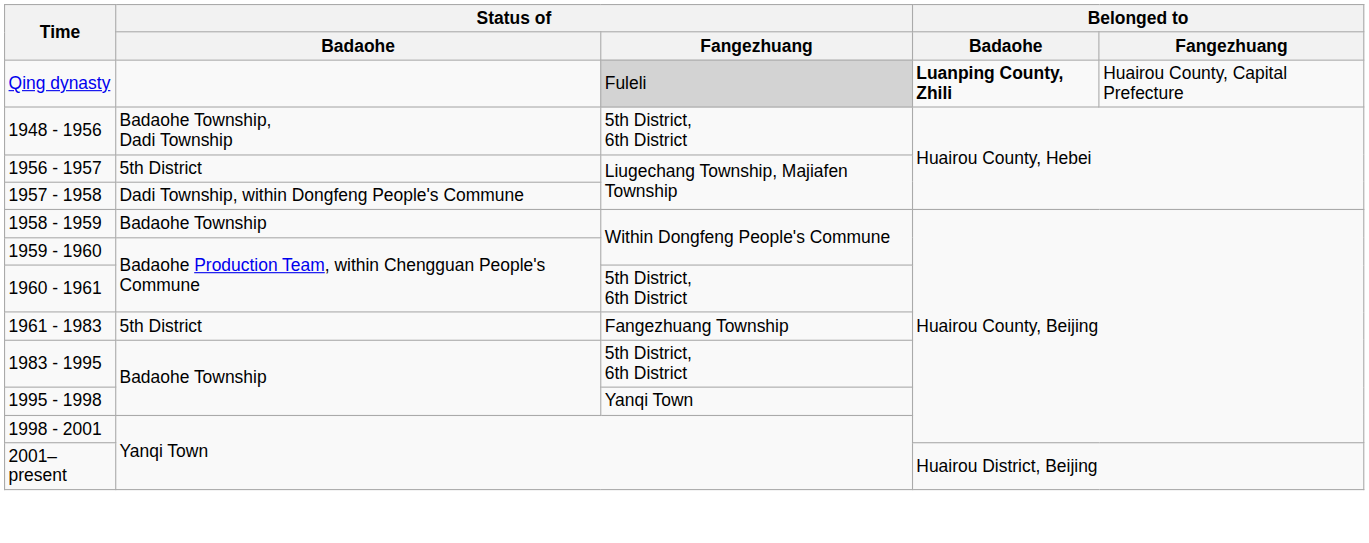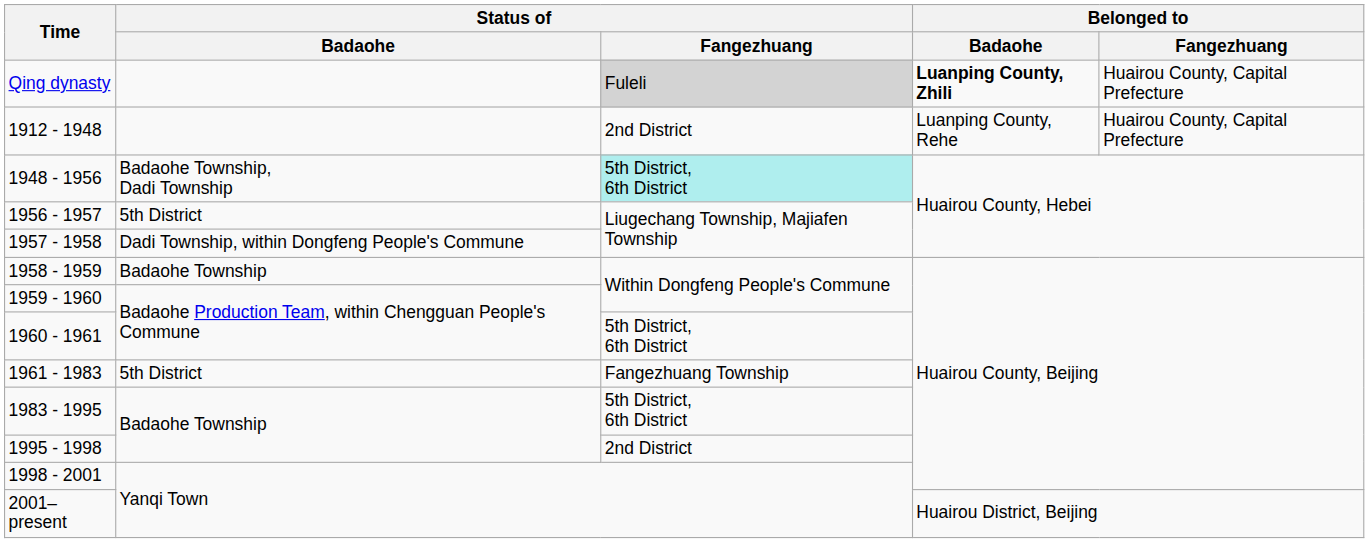+ row: (55, 130)
(648, 130) no background -> (648, 178) paleturquoise background
(649, 401) Yanqi Town -> (648, 448) 2nd District
